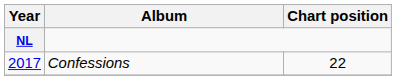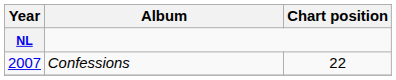(24, 63) 2017 -> (24, 63) 2007
